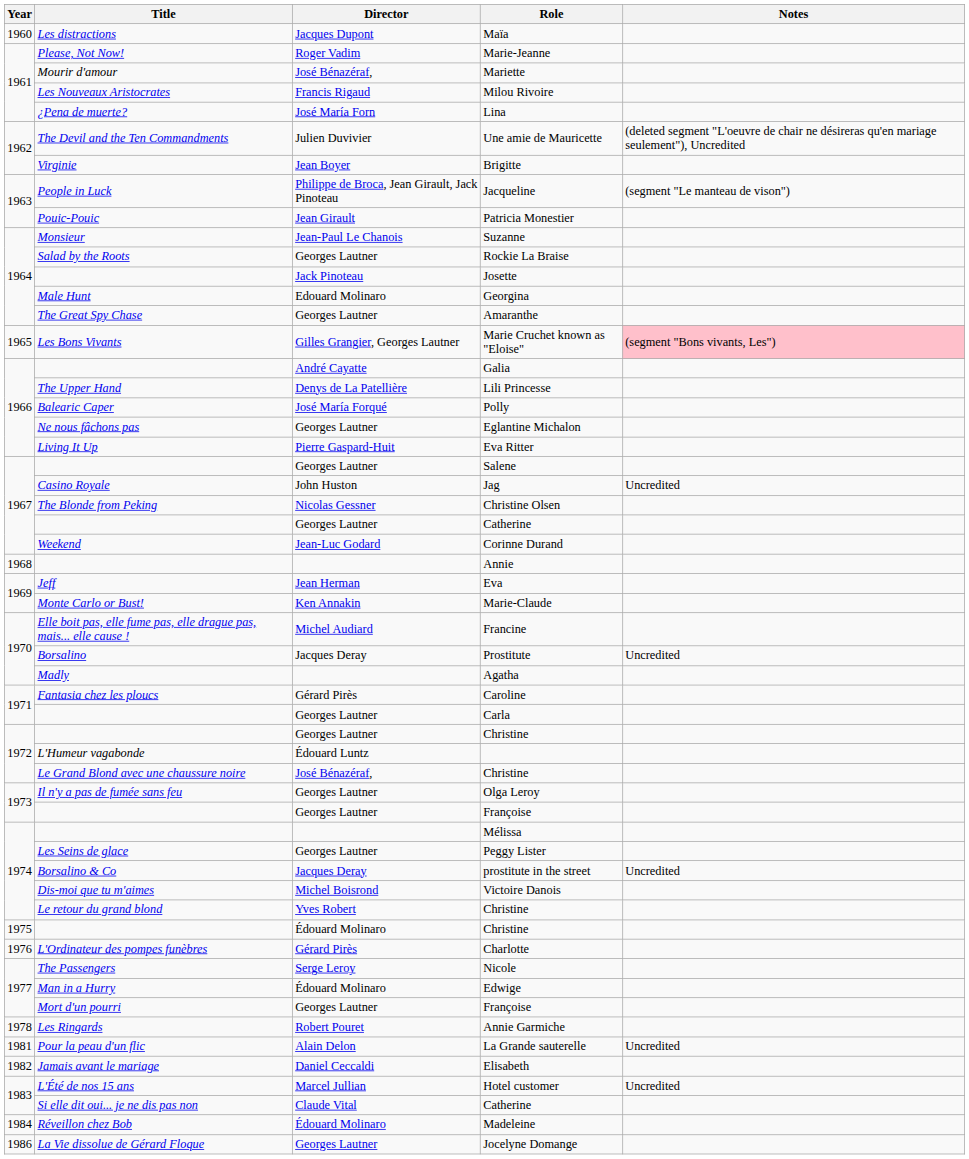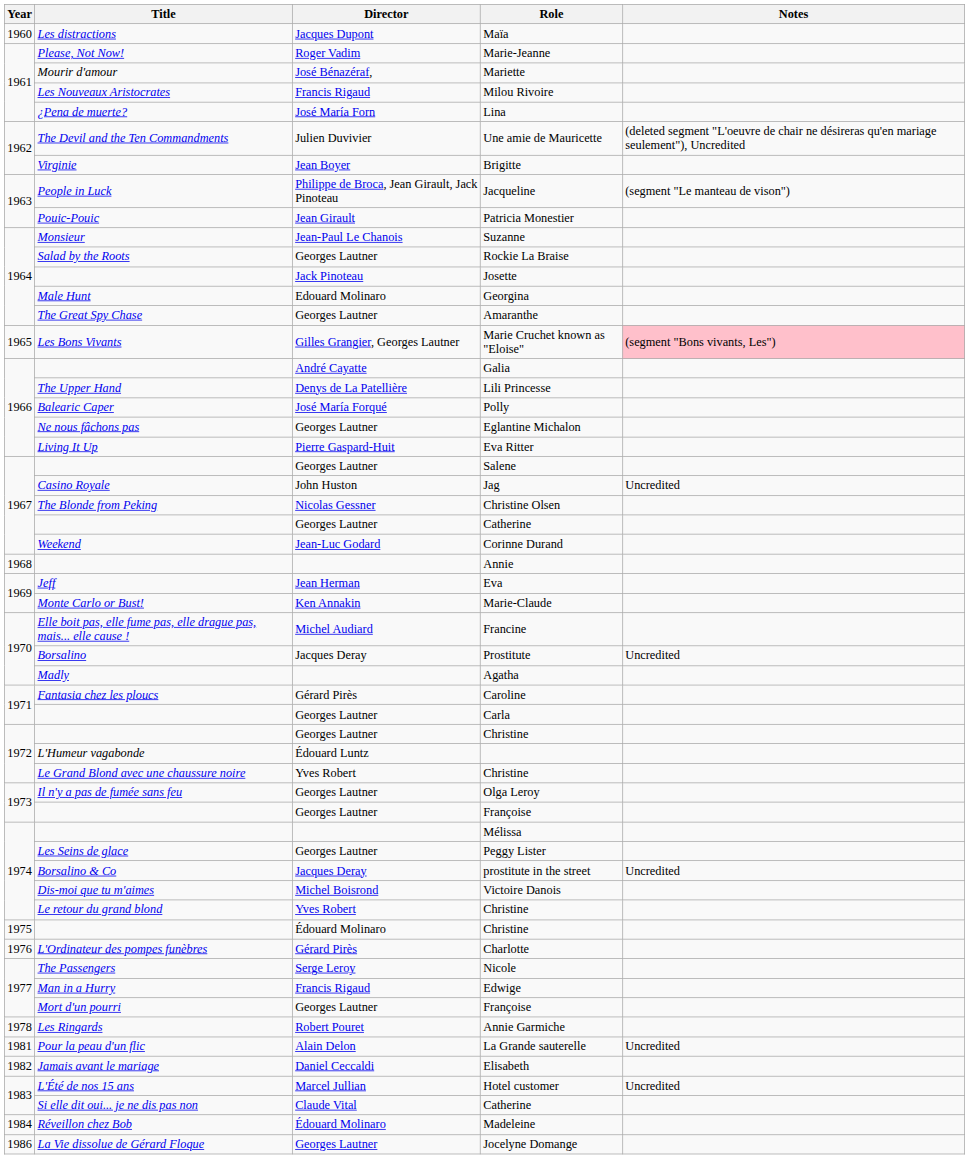(334, 773) José Bénazéraf, -> (325, 773) Yves Robert
(340, 988) Édouard Molinaro -> (333, 988) Francis Rigaud
